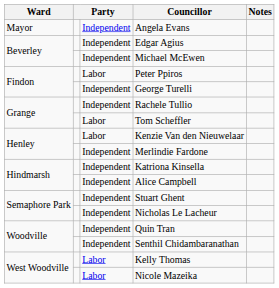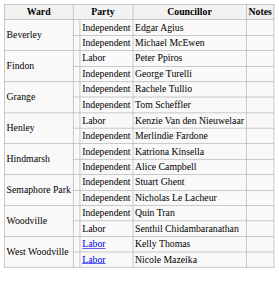- row: (162, 27)
(94, 120) Labor -> (106, 105) Independent
(106, 244) Independent -> (94, 228) Labor
